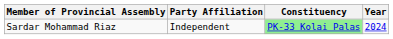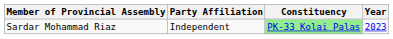(376, 27) 2024 -> (376, 27) 2023
